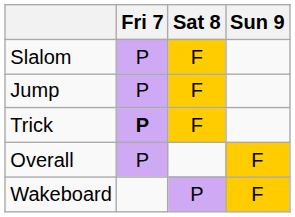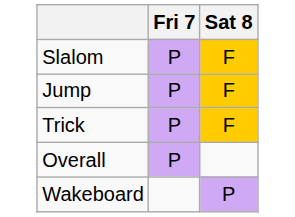- column: (257, 22)
(142, 125) bold -> (174, 125) normal
